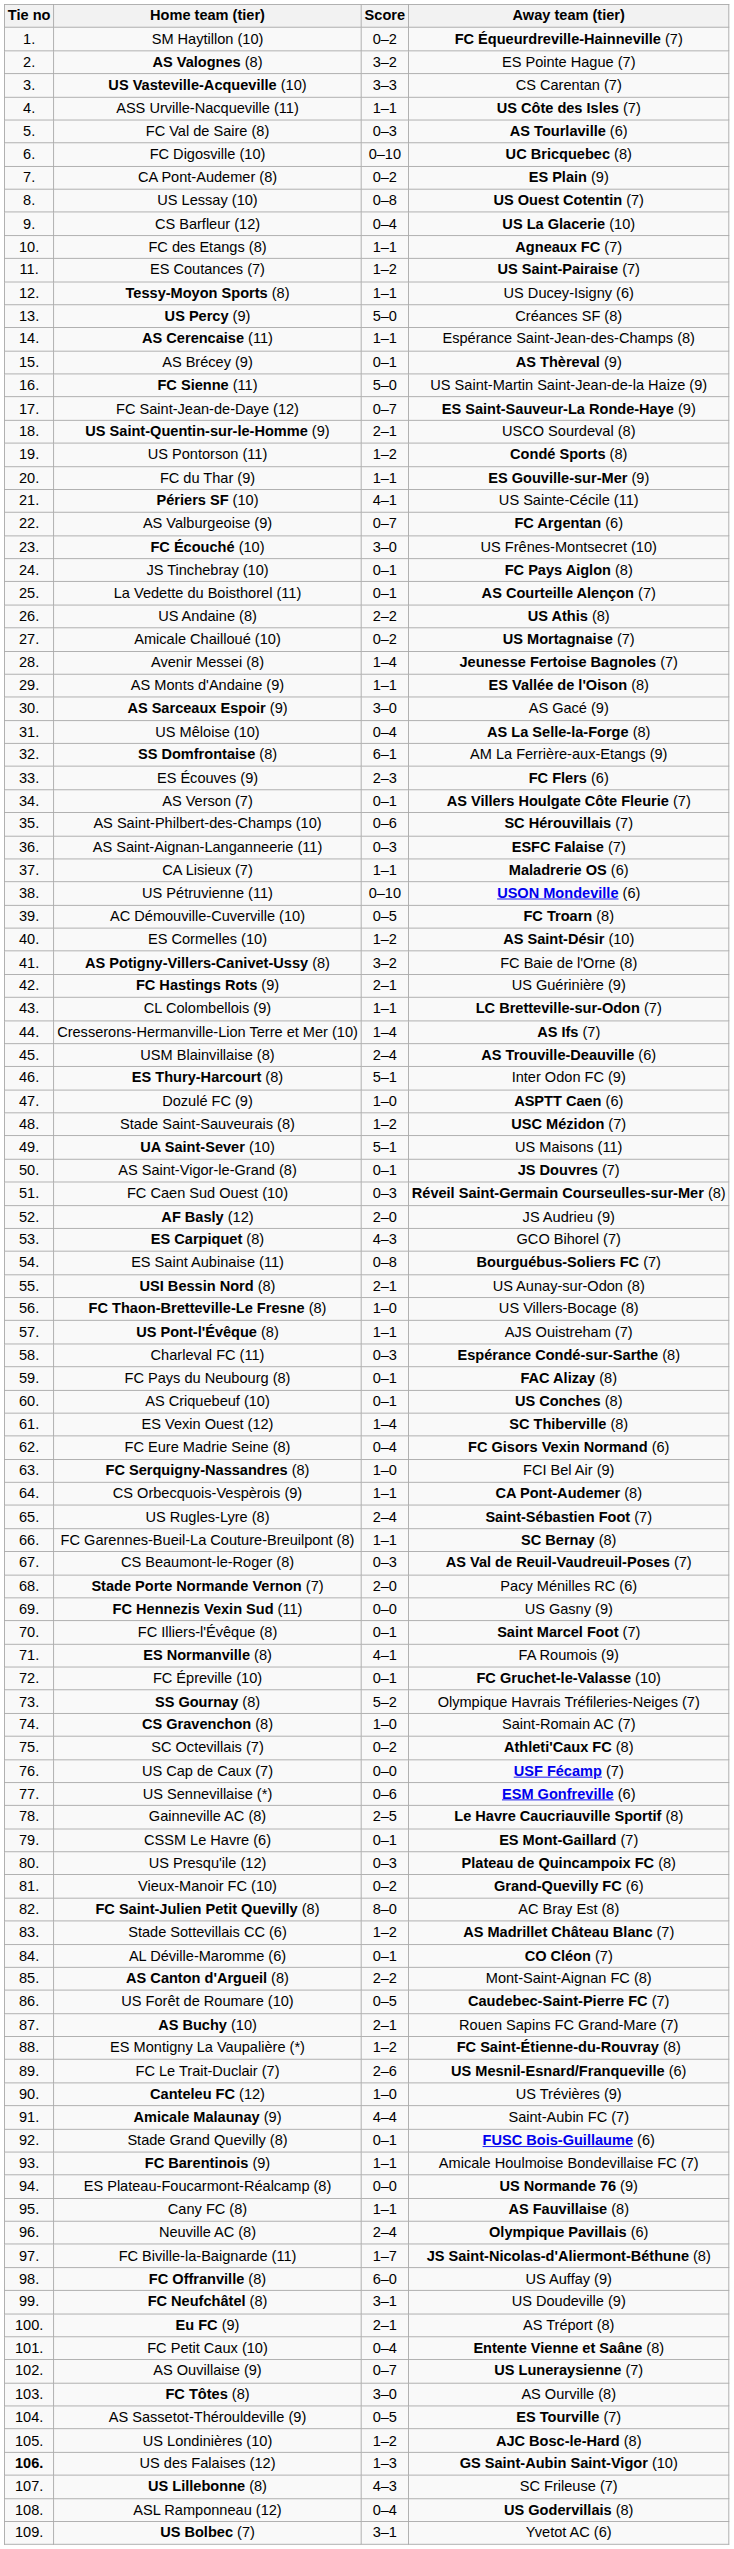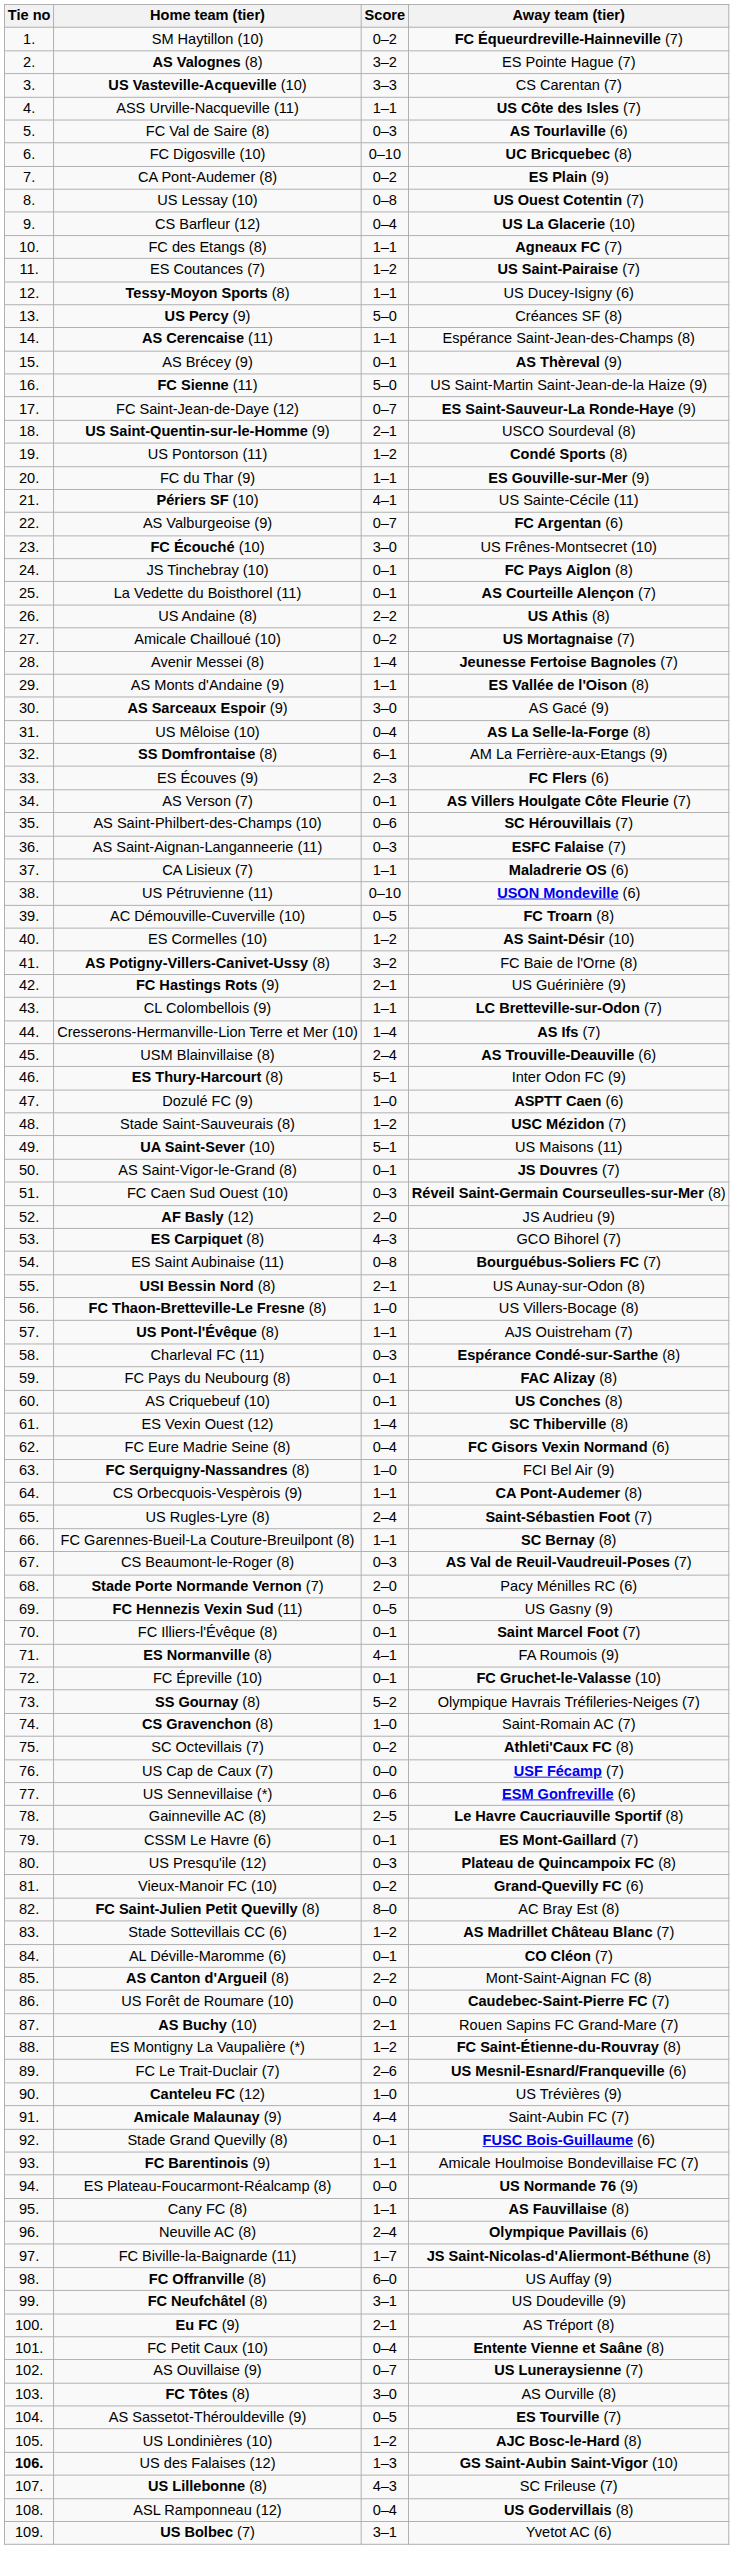(385, 1609) 0–0 -> (385, 1609) 0–5
(385, 2001) 0–5 -> (385, 2001) 0–0
